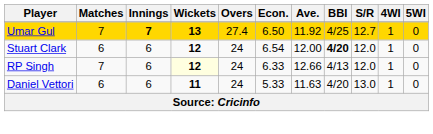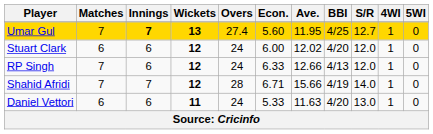(273, 31) 6.50 -> (273, 31) 5.60
(308, 31) 11.92 -> (308, 31) 11.95
(273, 48) 6.54 -> (273, 48) 6.00
(308, 48) 12.00 -> (308, 48) 12.02
(338, 48) bold -> (338, 48) normal
(195, 66) lightyellow background -> (195, 66) no background
+ row: (38, 84)
